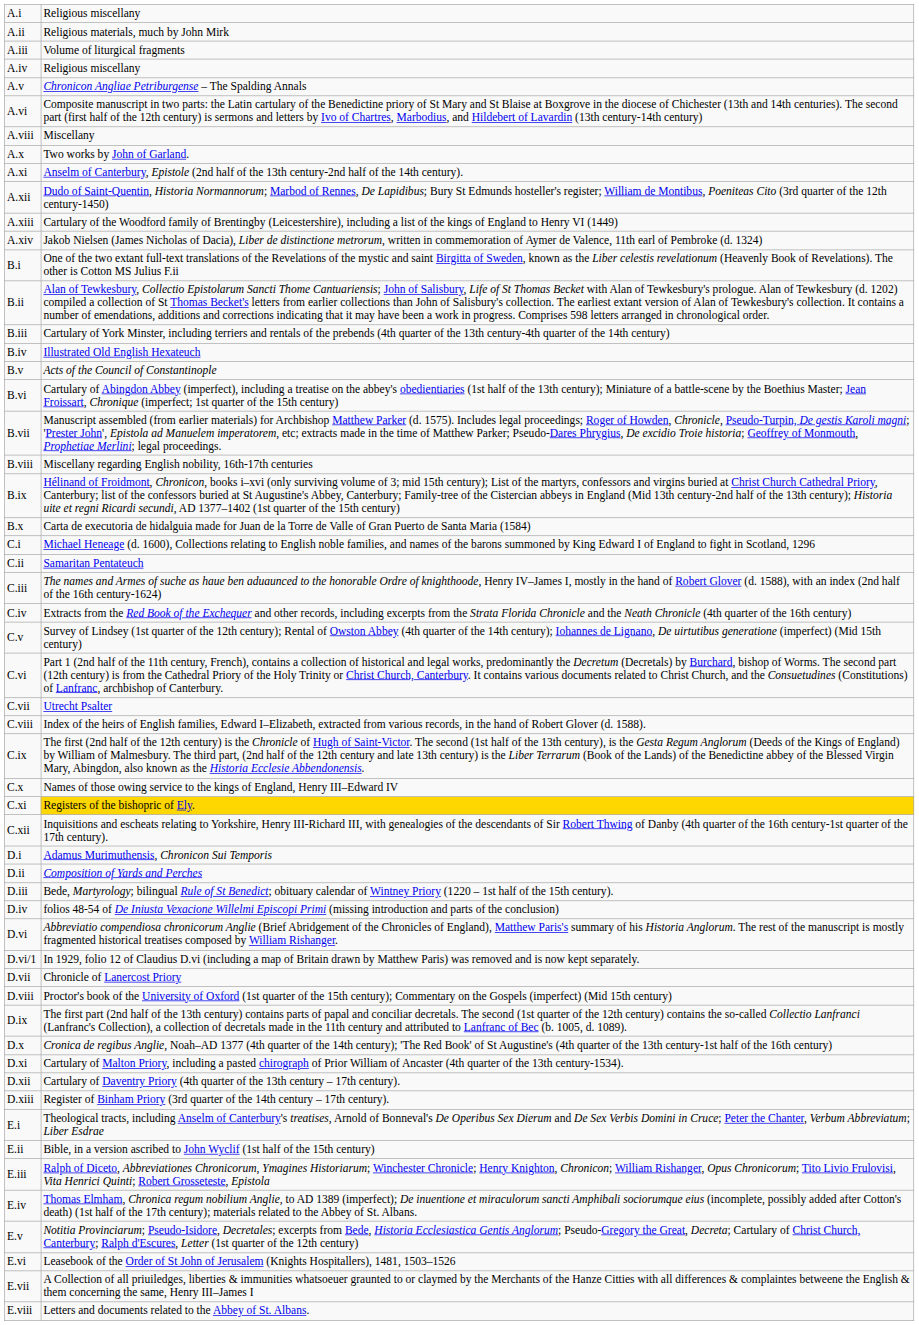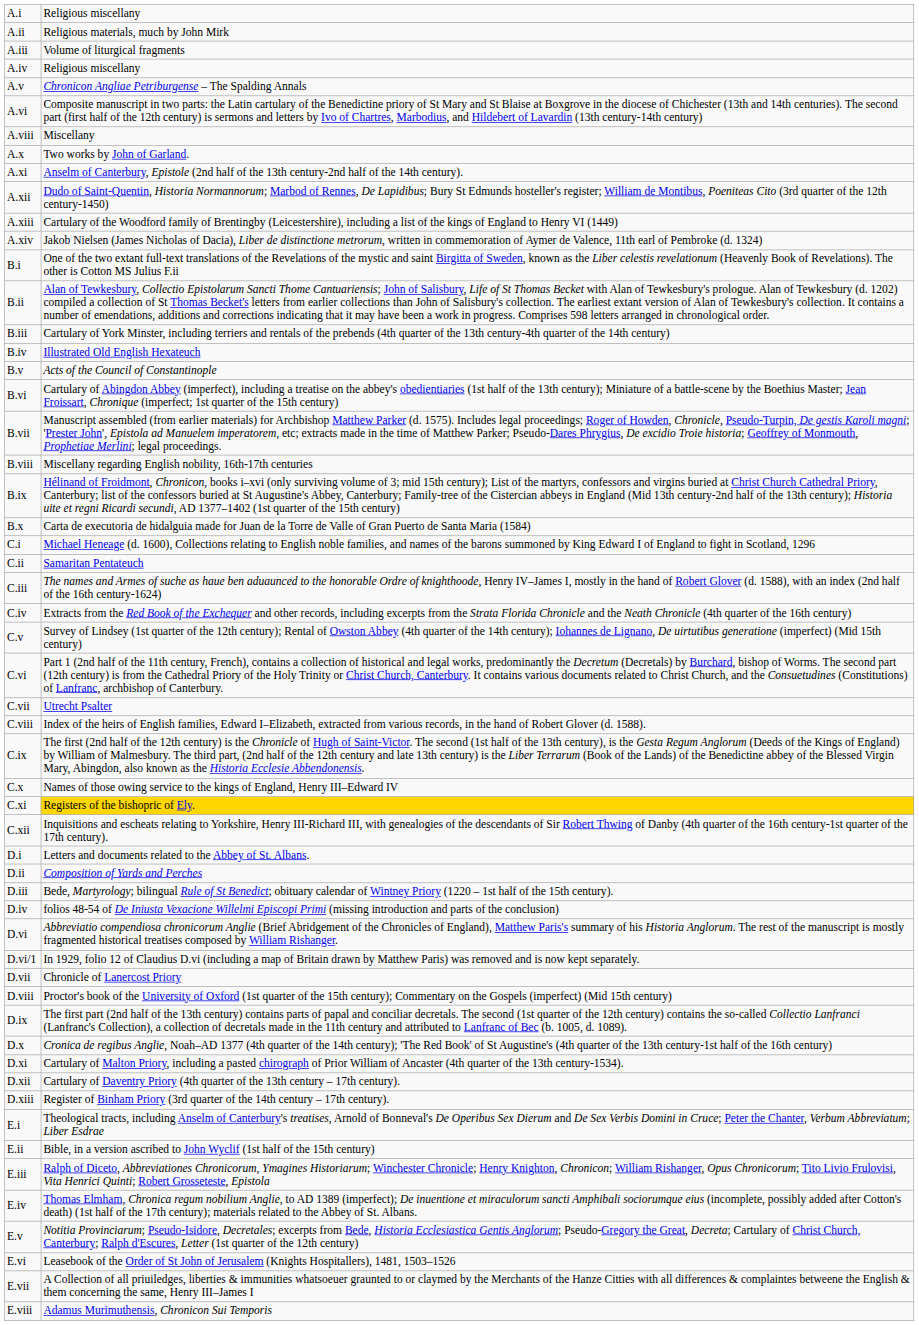(158, 855) Adamus Murimuthensis, Chronicon Sui Temporis -> (176, 855) Letters and documents related to the Abbey of St. Albans.
(176, 1311) Letters and documents related to the Abbey of St. Albans. -> (158, 1311) Adamus Murimuthensis, Chronicon Sui Temporis
